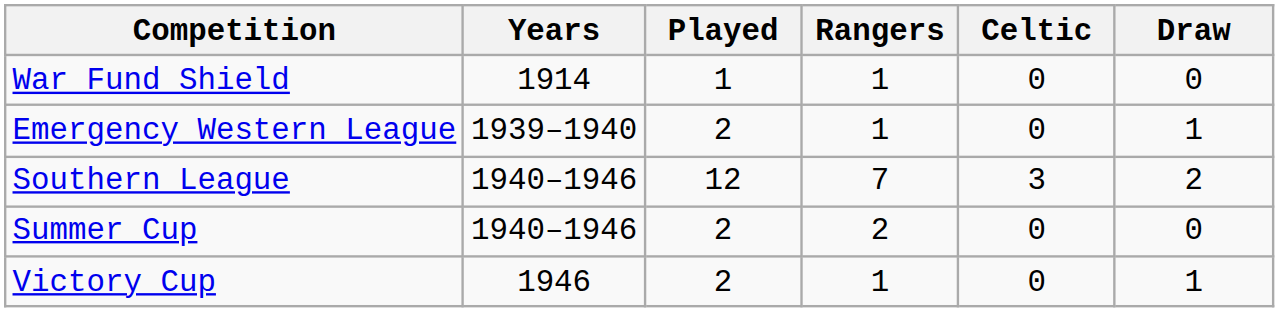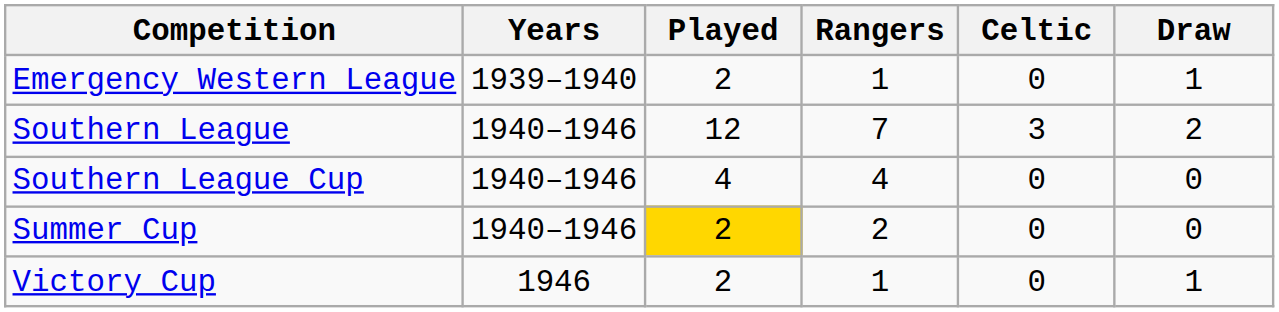- row: (151, 81)
+ row: (188, 181)
(723, 231) no background -> (723, 231) gold background
